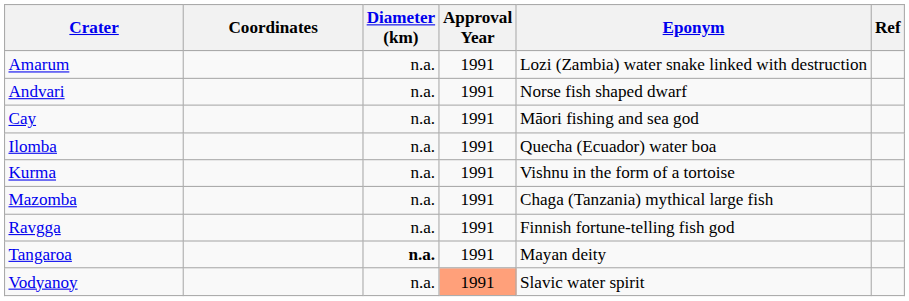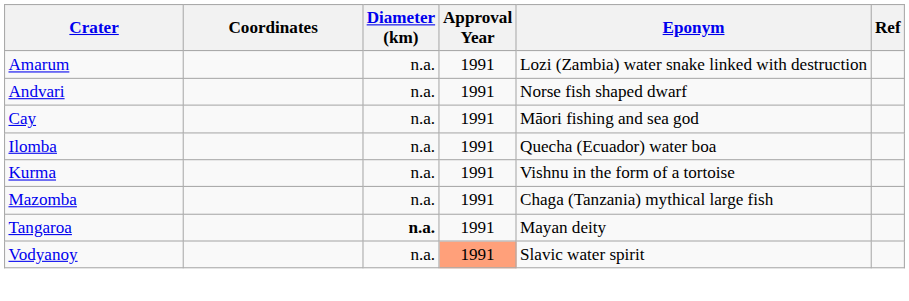- row: (35, 227)
